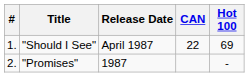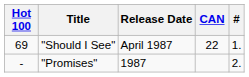columns swapped: (12, 20) <-> (227, 20)
